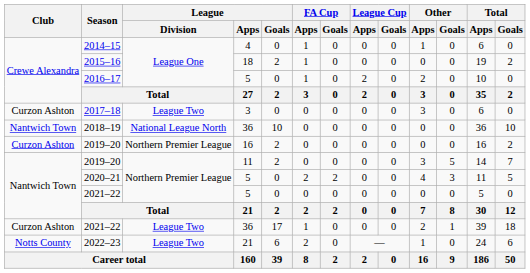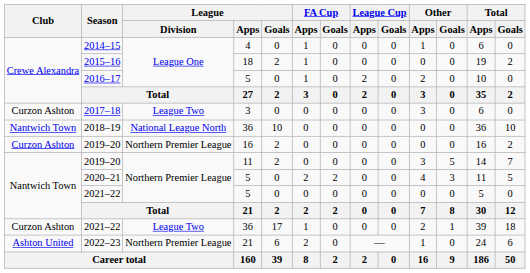(43, 243) Notts County -> (43, 243) Ashton United
(178, 243) League Two -> (178, 243) Northern Premier League
